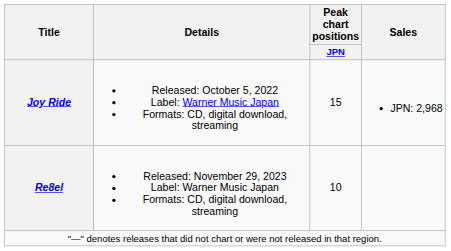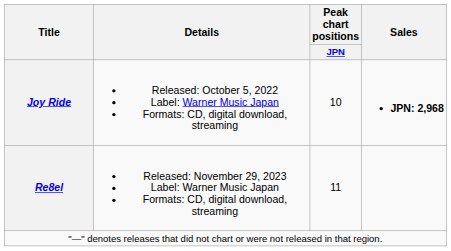(336, 102) 15 -> (336, 102) 10
(403, 108) normal -> (404, 108) bold
(336, 188) 10 -> (336, 188) 11
